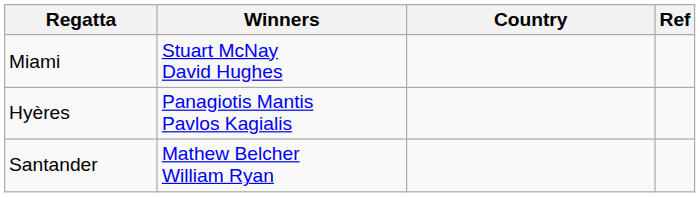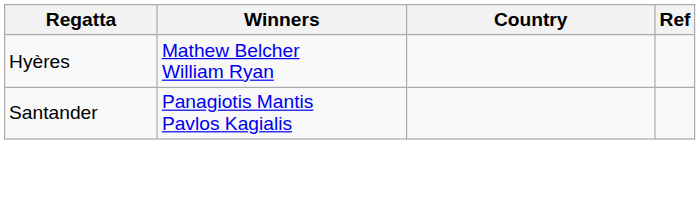- row: (35, 60)
(238, 113) Panagiotis Mantis Pavlos Kagialis -> (231, 60) Mathew Belcher William Ryan
(231, 165) Mathew Belcher William Ryan -> (238, 113) Panagiotis Mantis Pavlos Kagialis
